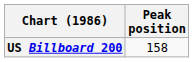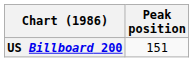(157, 47) 158 -> (157, 47) 151
